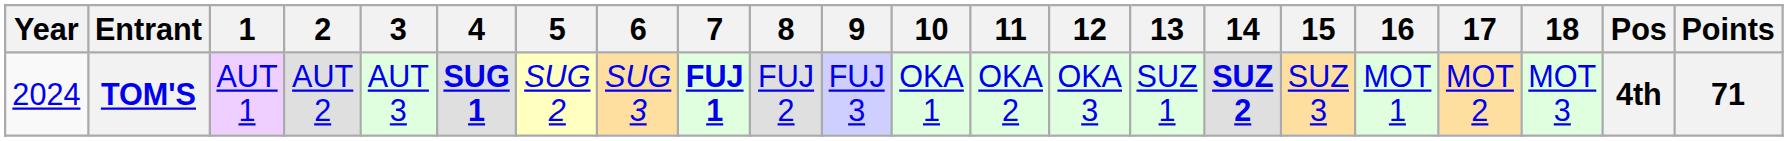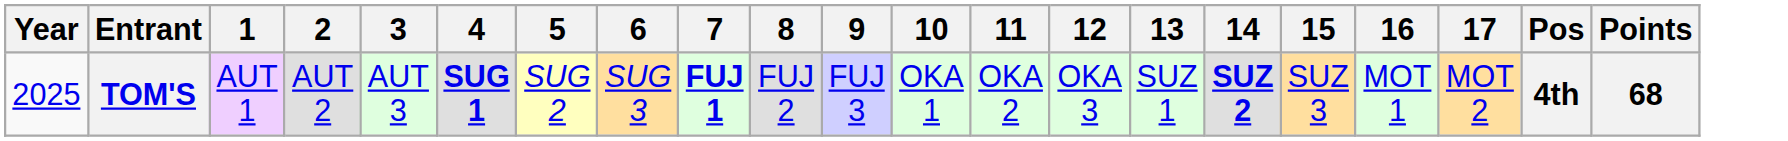- column: (1562, 29)
(46, 94) 2024 -> (46, 94) 2025
(1728, 94) 71 -> (1646, 94) 68
